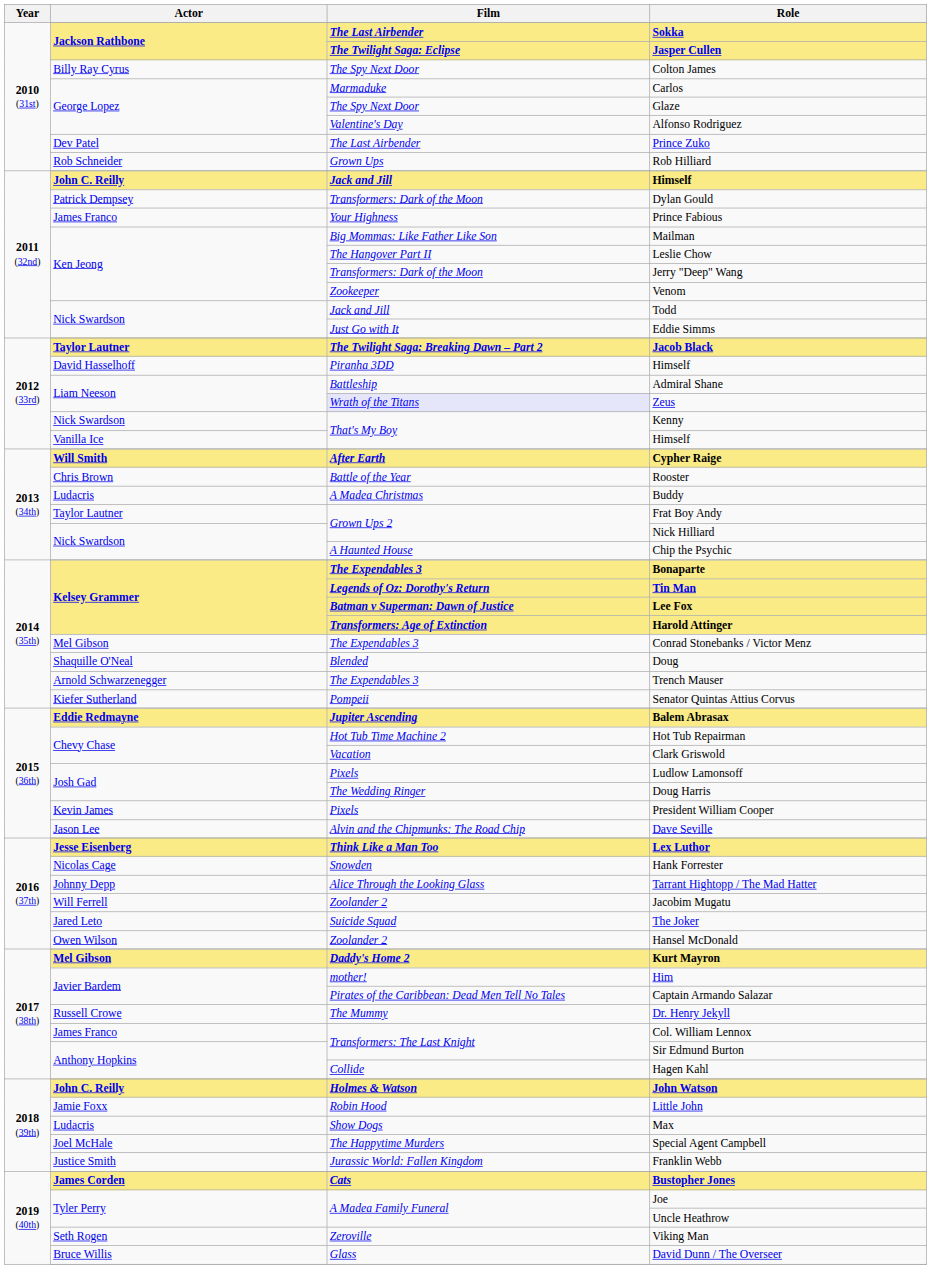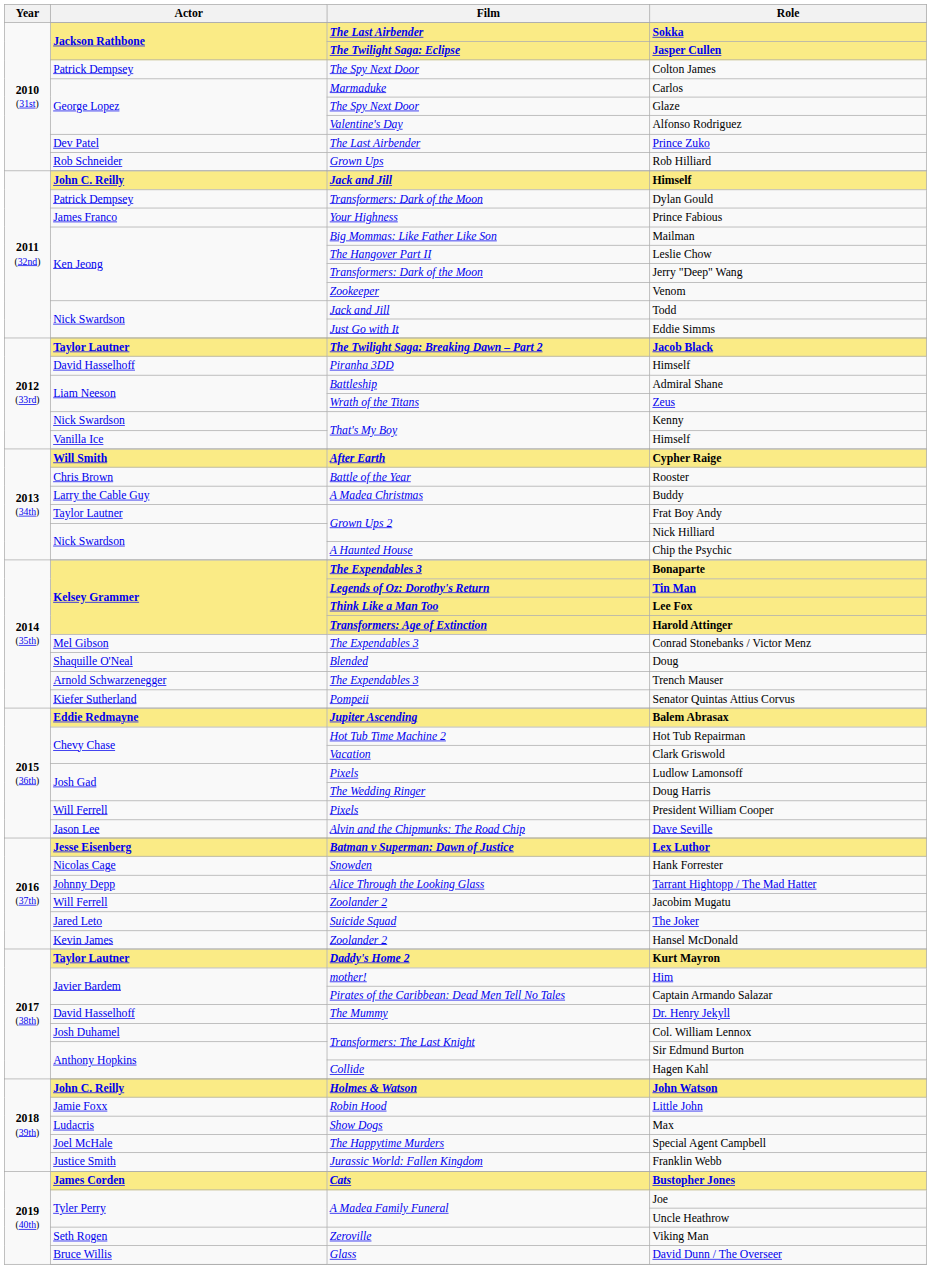(91, 69) Billy Ray Cyrus -> (93, 69) Patrick Dempsey
(374, 402) lavender background -> (374, 402) no background
(74, 495) Ludacris -> (101, 495) Larry the Cable Guy
(422, 606) Batman v Superman: Dawn of Justice -> (384, 606) Think Like a Man Too
(83, 810) Kevin James -> (80, 810) Will Ferrell
(384, 847) Think Like a Man Too -> (422, 847) Batman v Superman: Dawn of Justice
(85, 939) Owen Wilson -> (83, 939) Kevin James
(82, 958) Mel Gibson -> (91, 958) Taylor Lautner
(87, 1014) Russell Crowe -> (94, 1014) David Hasselhoff
(85, 1032) James Franco -> (86, 1032) Josh Duhamel
